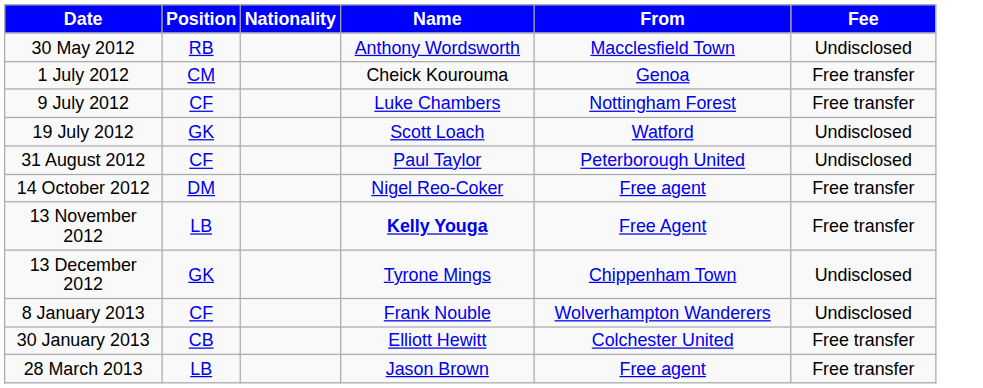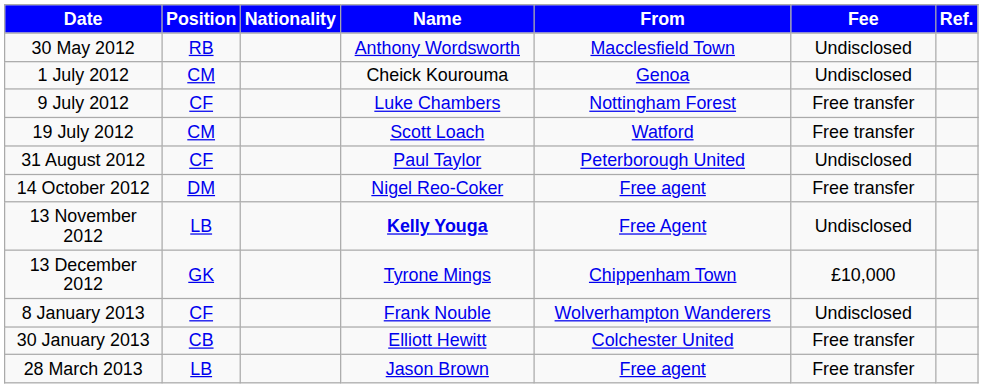+ column: (957, 19)
(863, 76) Free transfer -> (863, 76) Undisclosed
(201, 132) GK -> (201, 132) CM
(863, 132) Undisclosed -> (863, 132) Free transfer
(863, 227) Free transfer -> (863, 227) Undisclosed
(863, 275) Undisclosed -> (863, 275) £10,000
